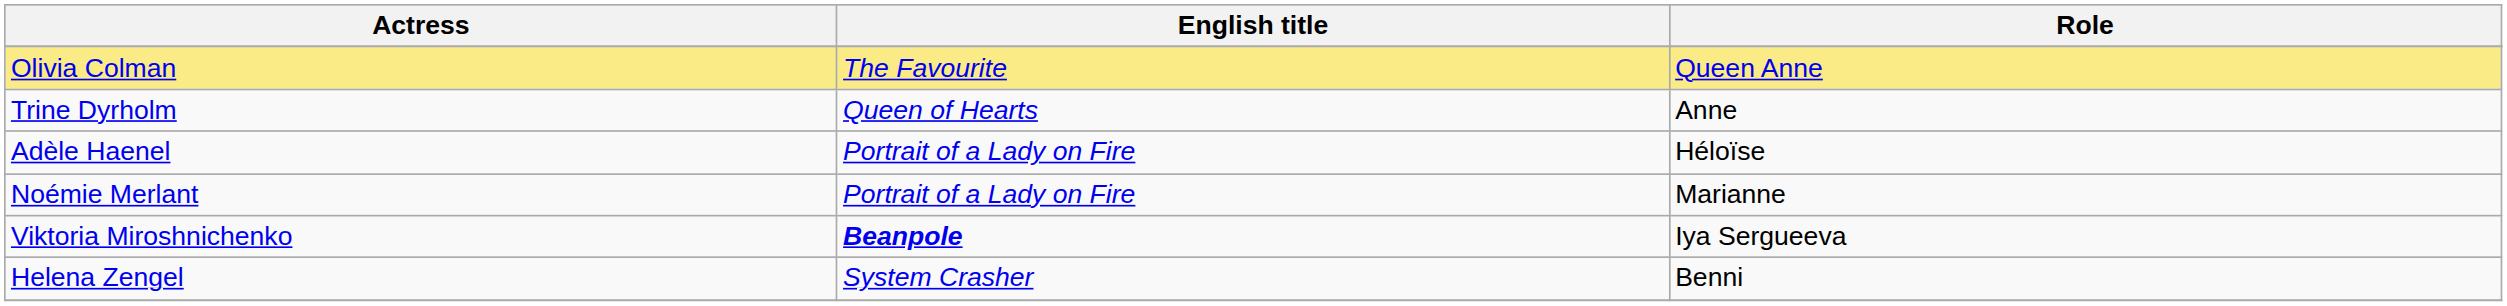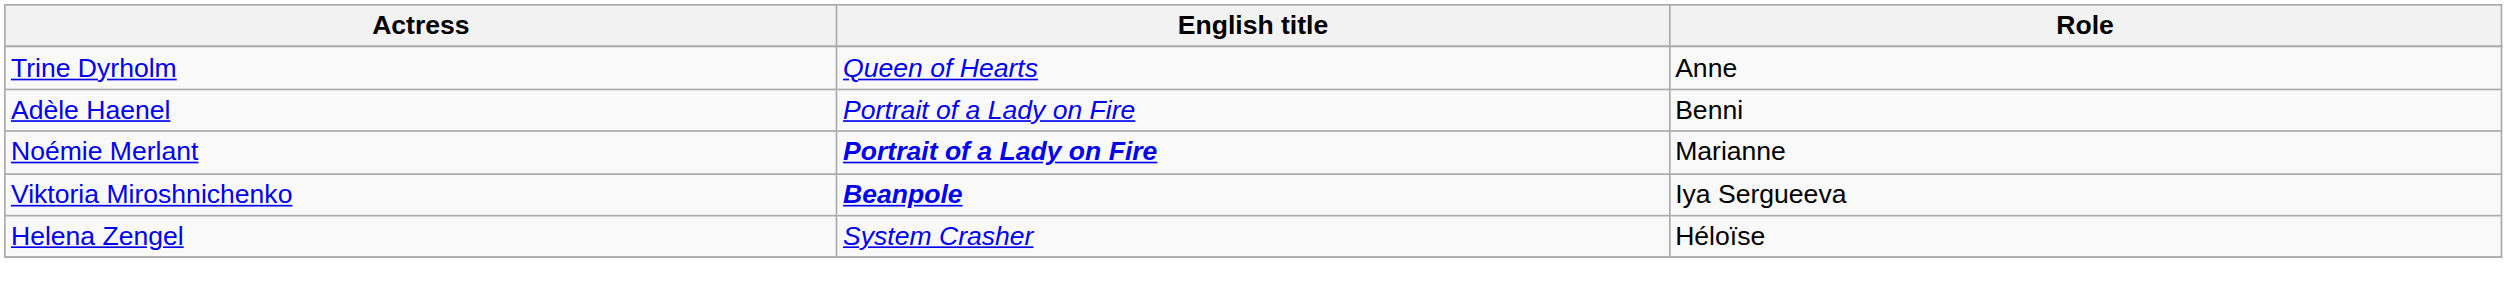- row: (94, 67)
(1720, 151) Héloïse -> (1709, 109) Benni
(989, 194) normal -> (1000, 151) bold
(1709, 278) Benni -> (1720, 236) Héloïse
